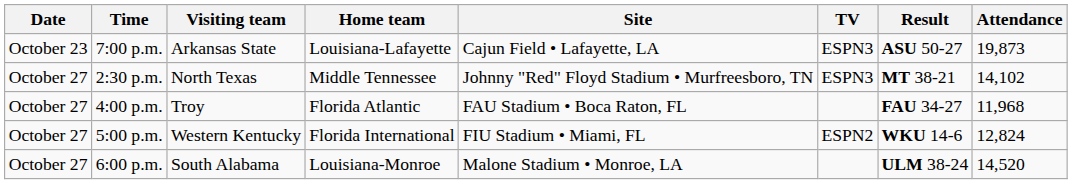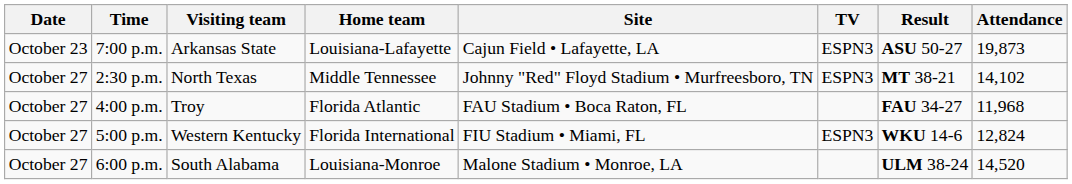(847, 135) ESPN2 -> (847, 135) ESPN3
